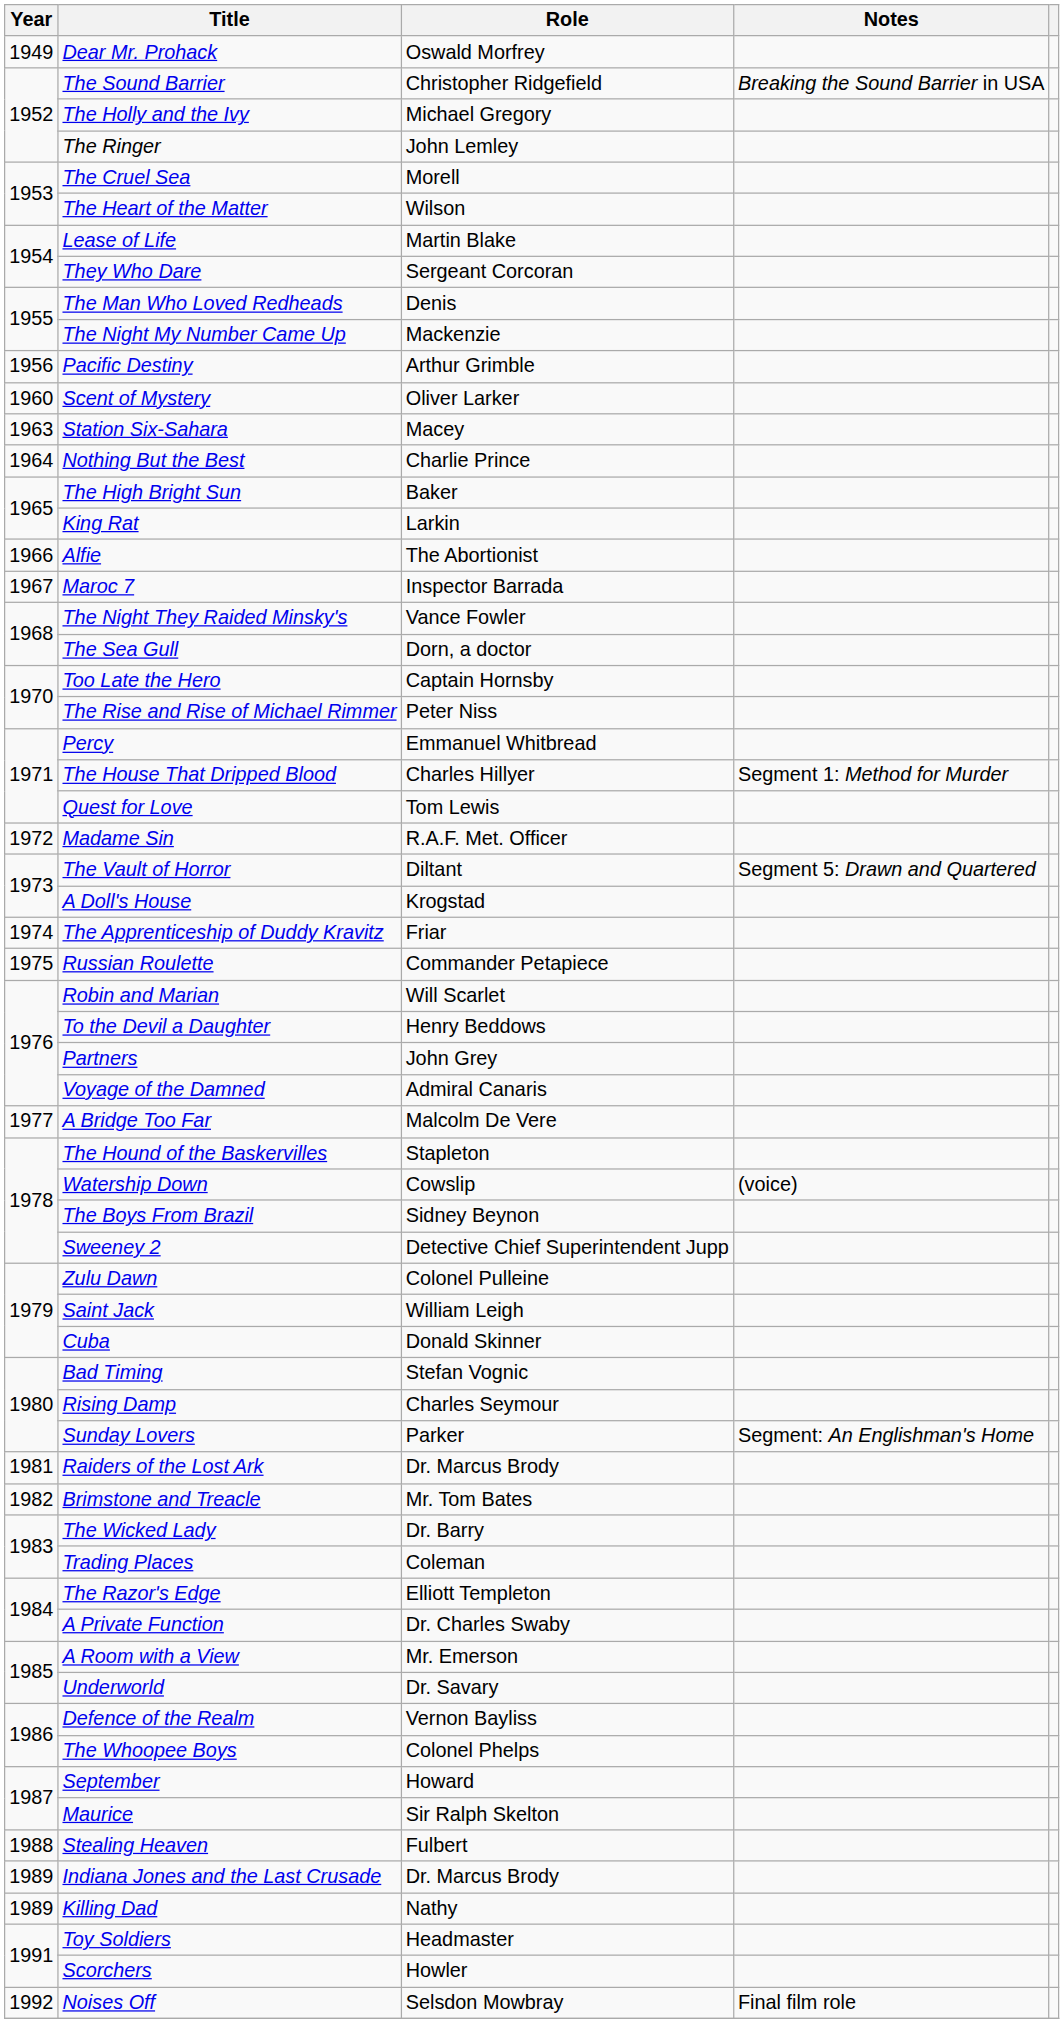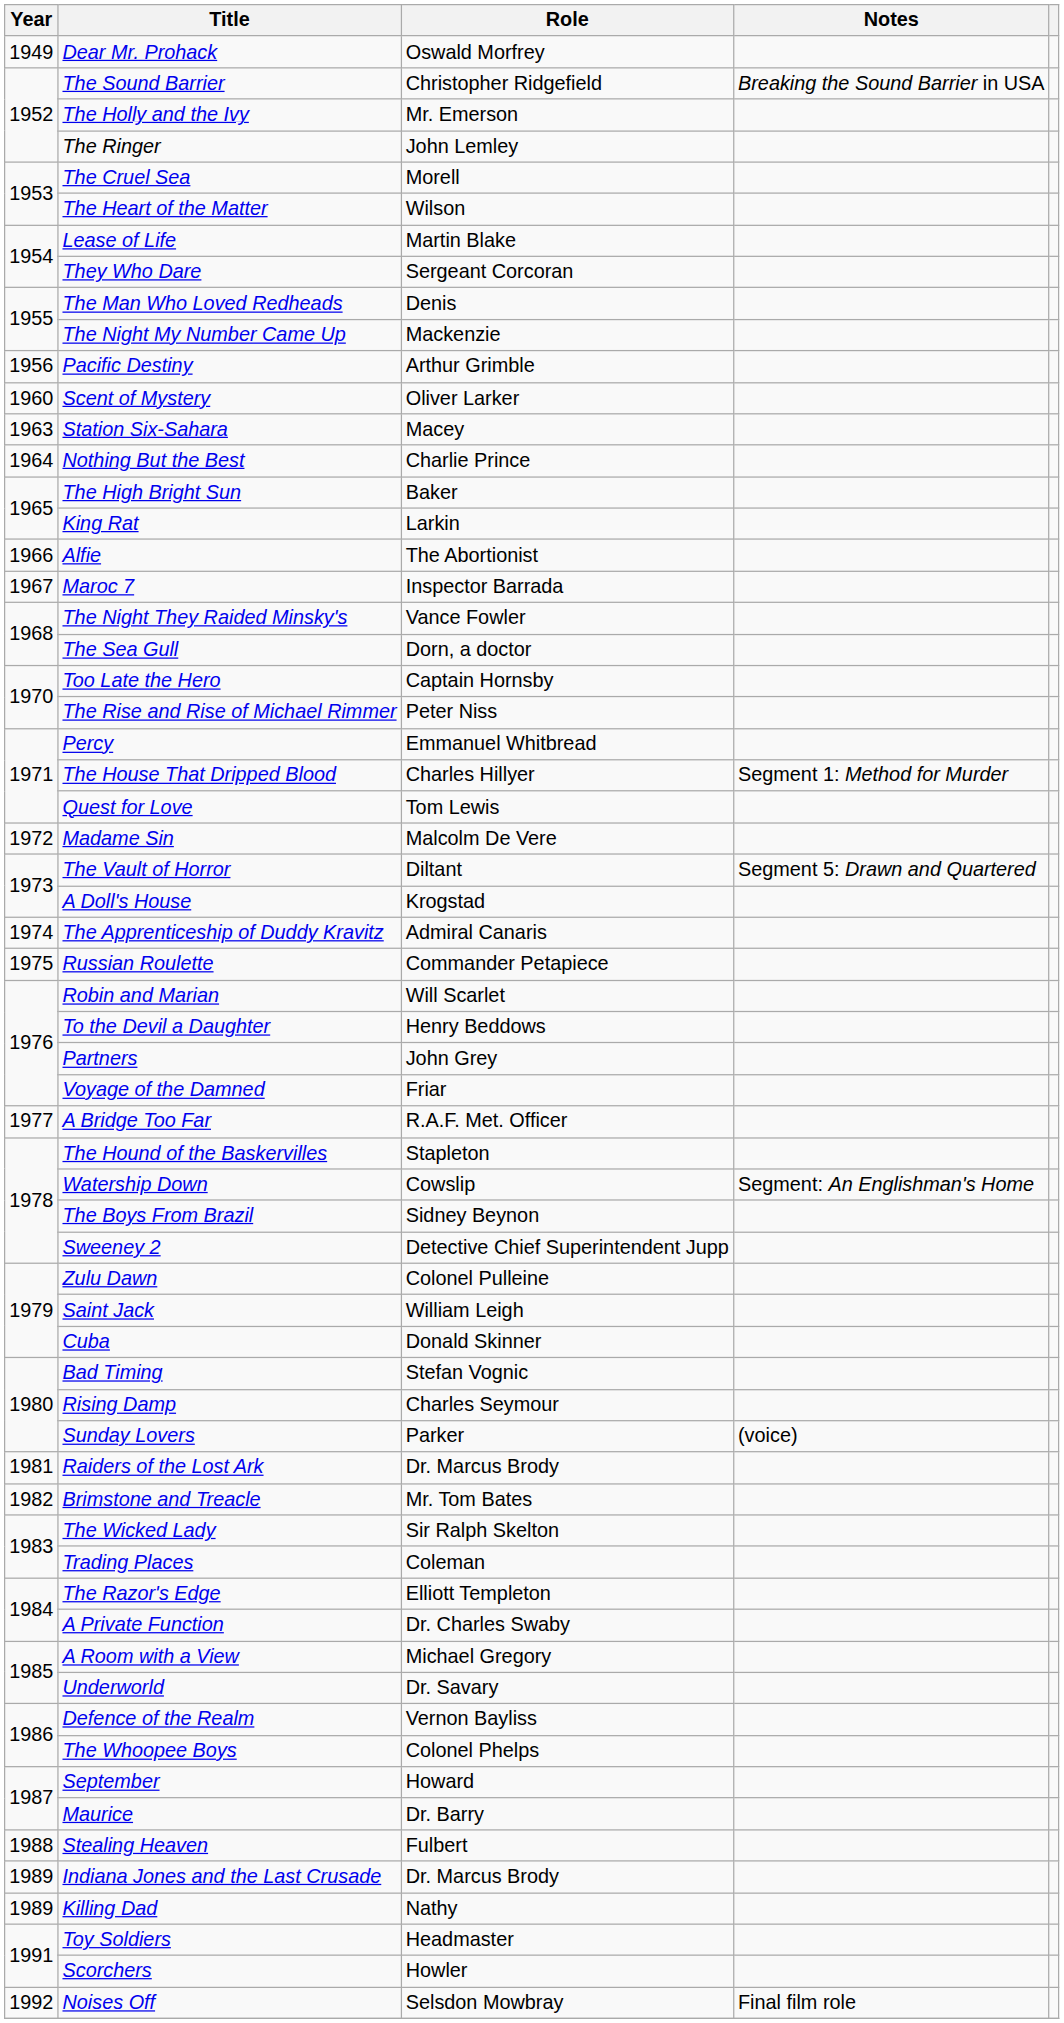(478, 114) Michael Gregory -> (462, 114) Mr. Emerson
(487, 838) R.A.F. Met. Officer -> (481, 838) Malcolm De Vere
(426, 932) Friar -> (476, 932) Admiral Canaris
(476, 1090) Admiral Canaris -> (426, 1090) Friar
(481, 1121) Malcolm De Vere -> (487, 1121) R.A.F. Met. Officer
(768, 1184) (voice) -> (886, 1184) Segment: An Englishman's Home
(886, 1436) Segment: An Englishman's Home -> (768, 1436) (voice)
(445, 1530) Dr. Barry -> (482, 1530) Sir Ralph Skelton
(462, 1656) Mr. Emerson -> (478, 1656) Michael Gregory
(482, 1813) Sir Ralph Skelton -> (445, 1813) Dr. Barry
